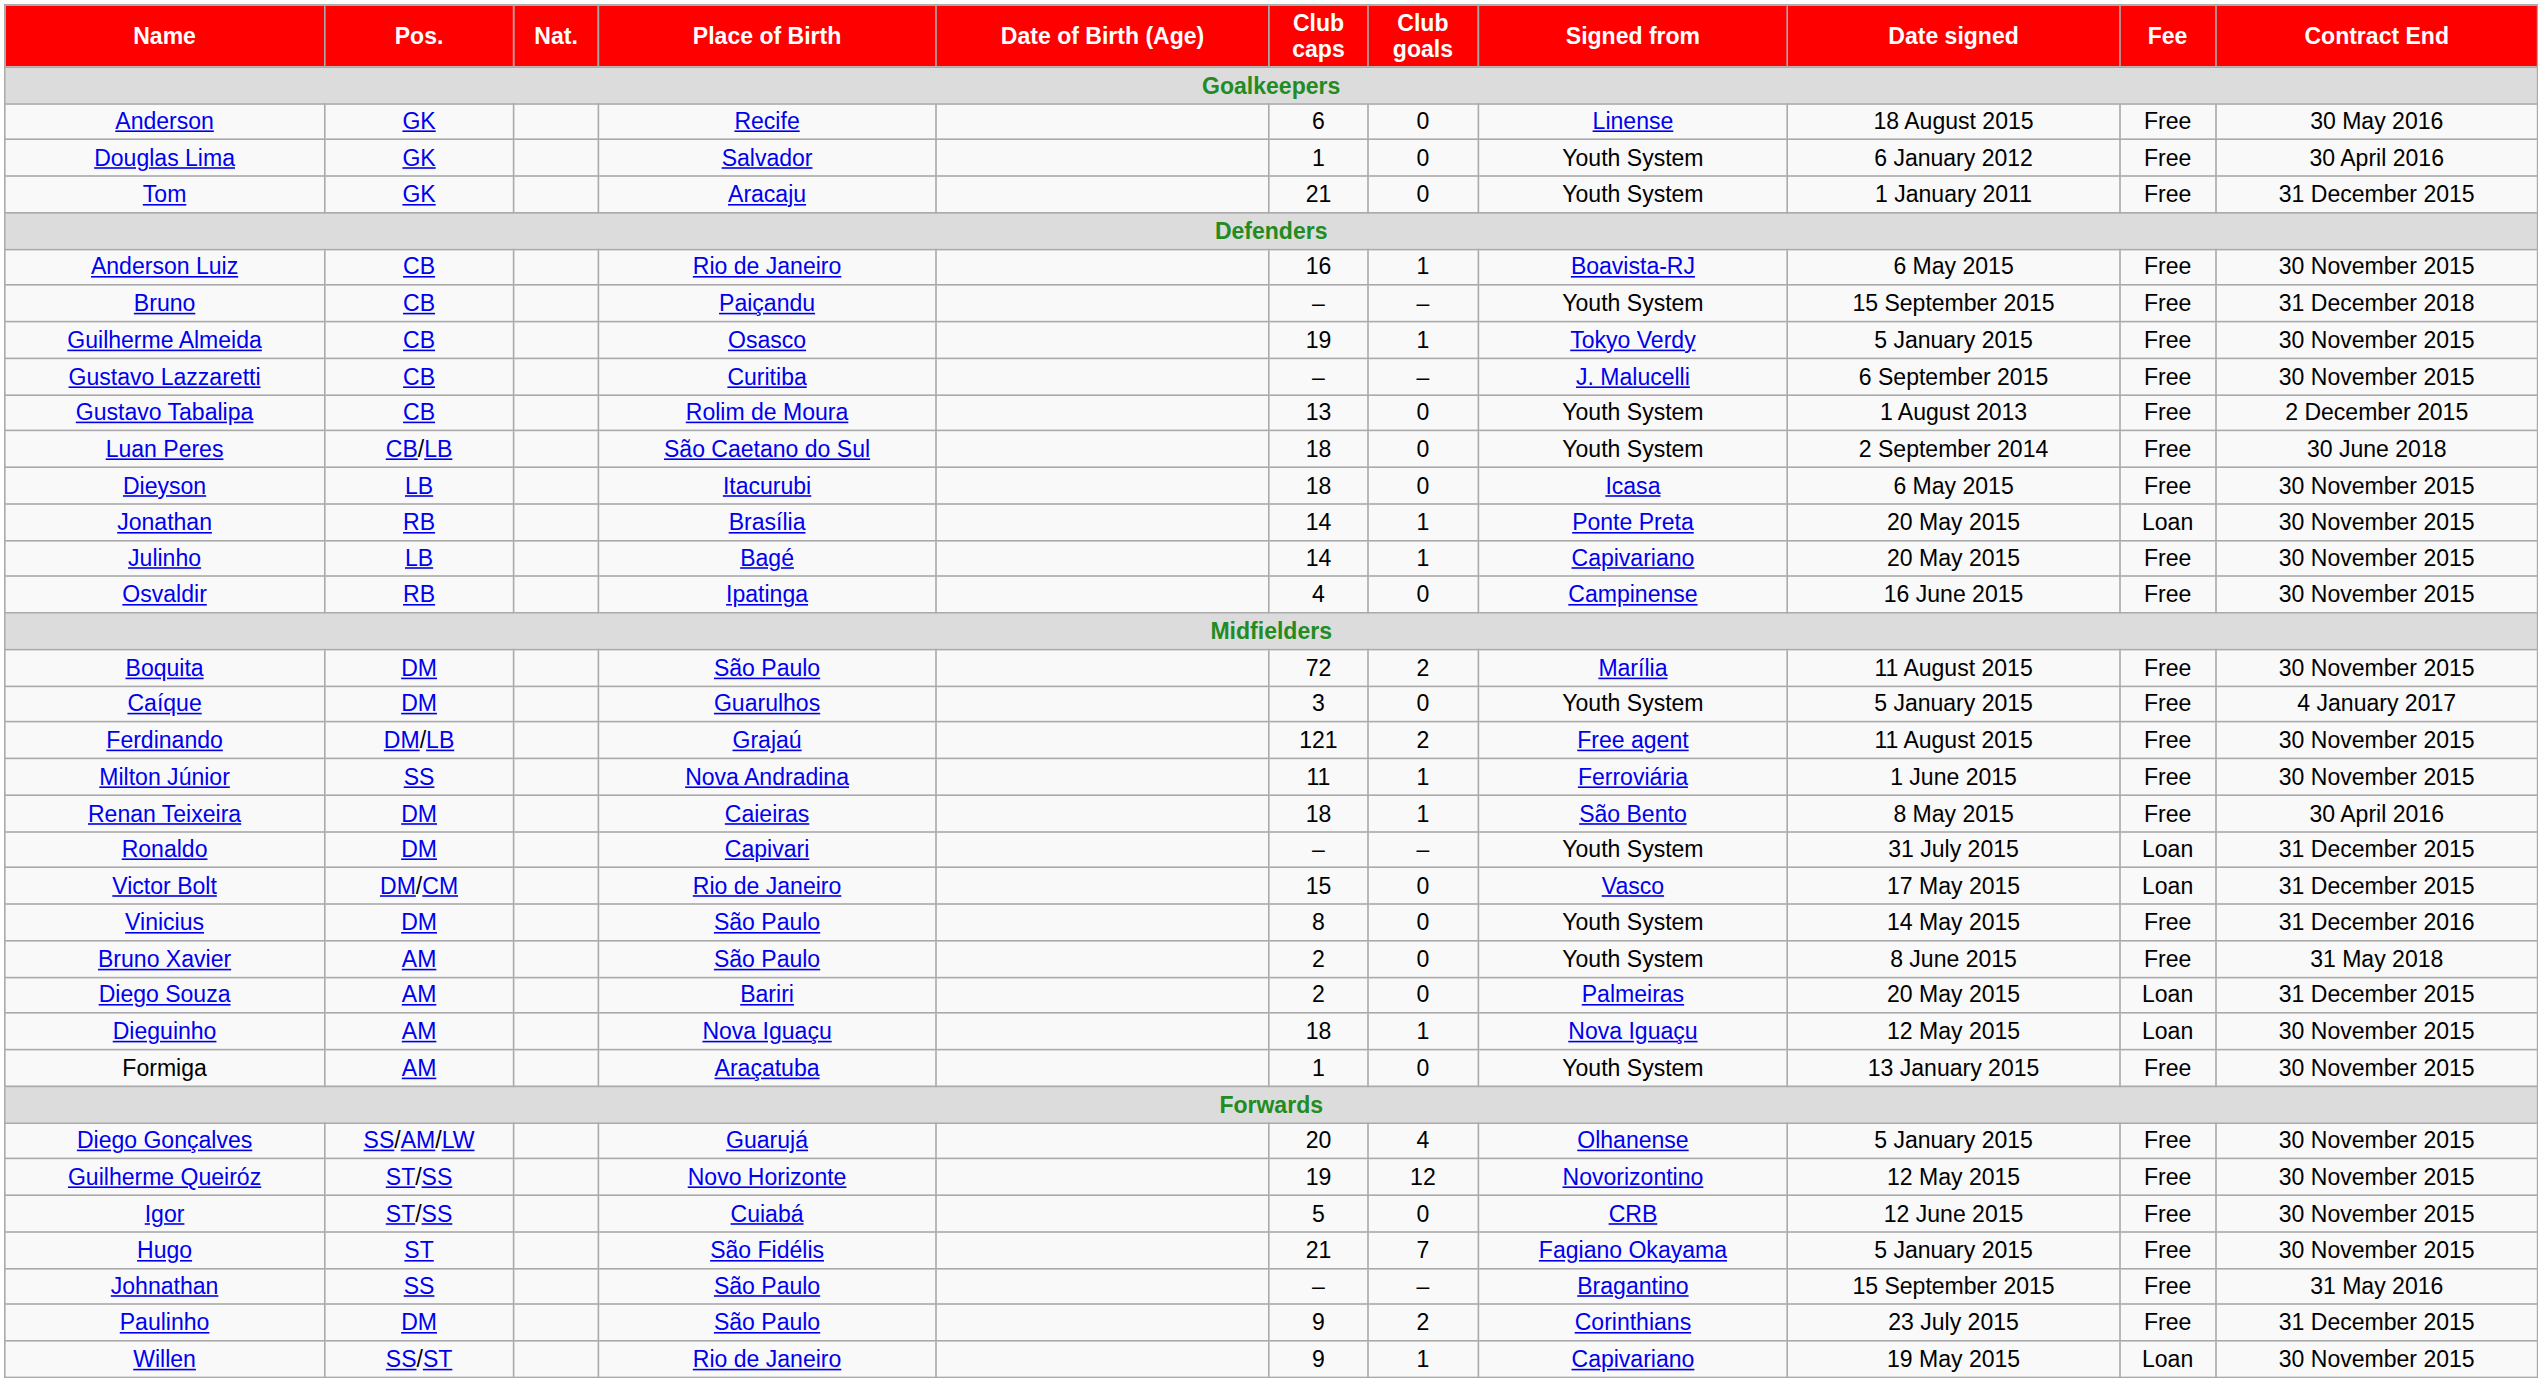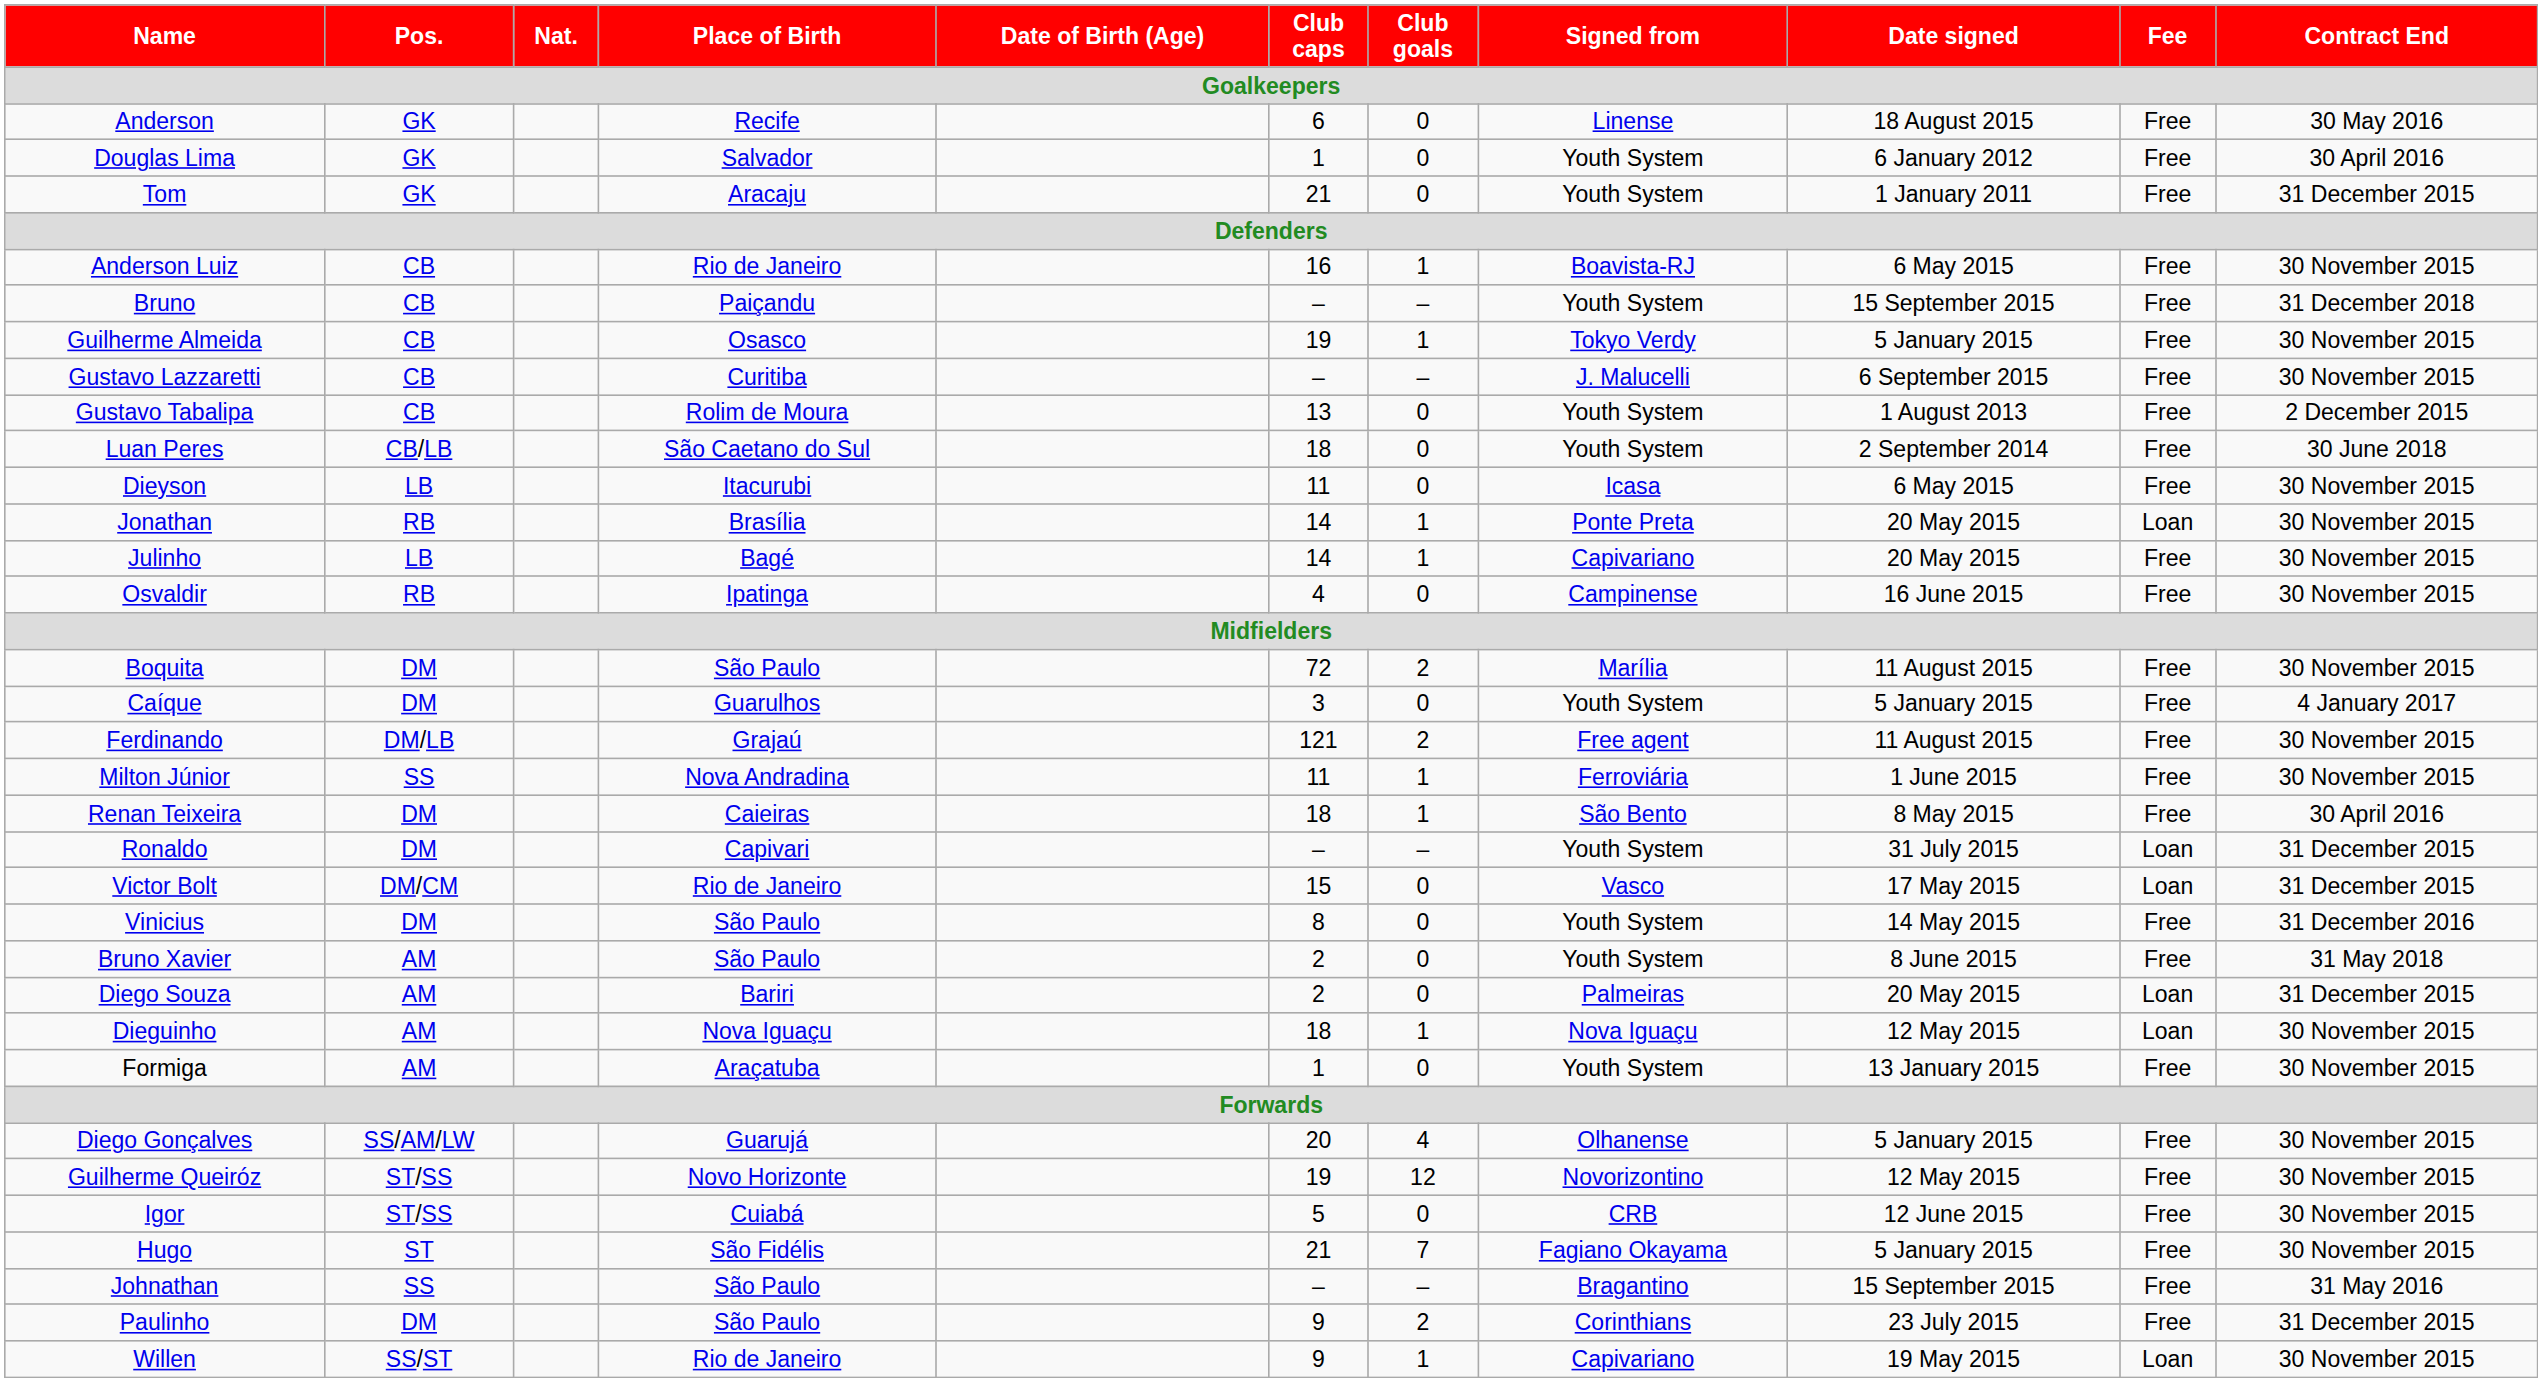(1318, 486) 18 -> (1318, 486) 11
